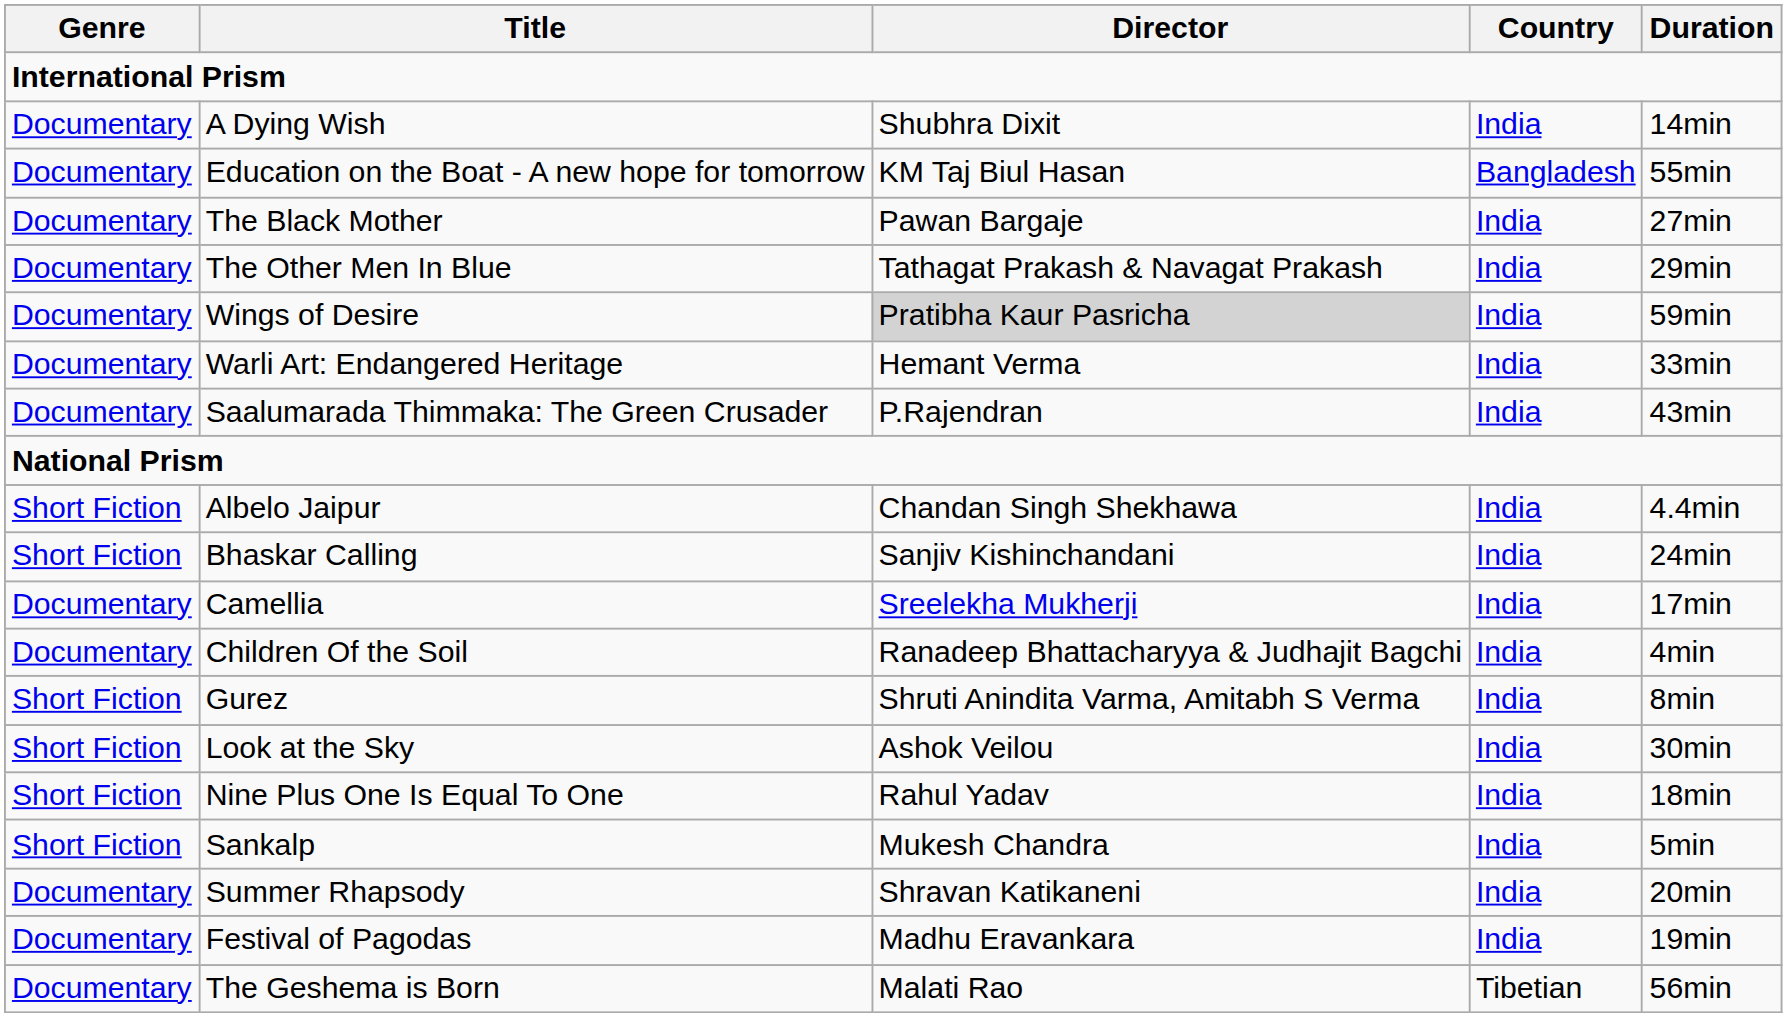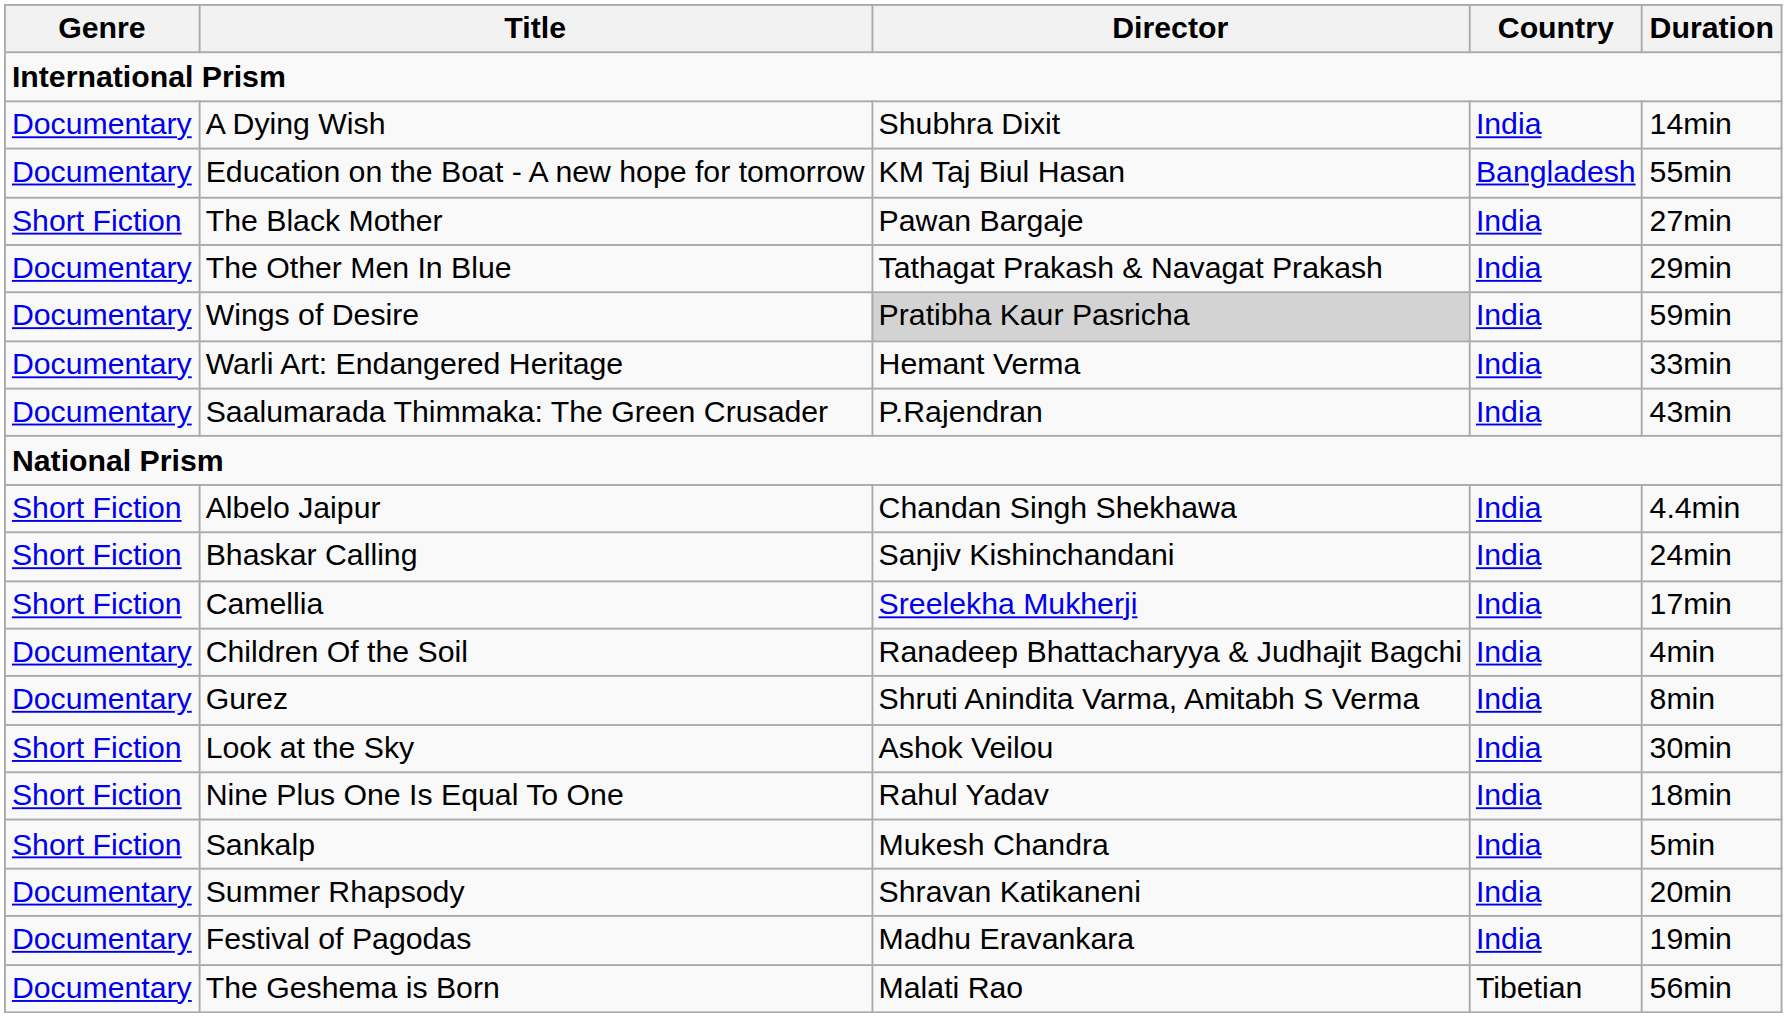(102, 220) Documentary -> (97, 220) Short Fiction
(102, 603) Documentary -> (97, 603) Short Fiction
(97, 699) Short Fiction -> (102, 699) Documentary
